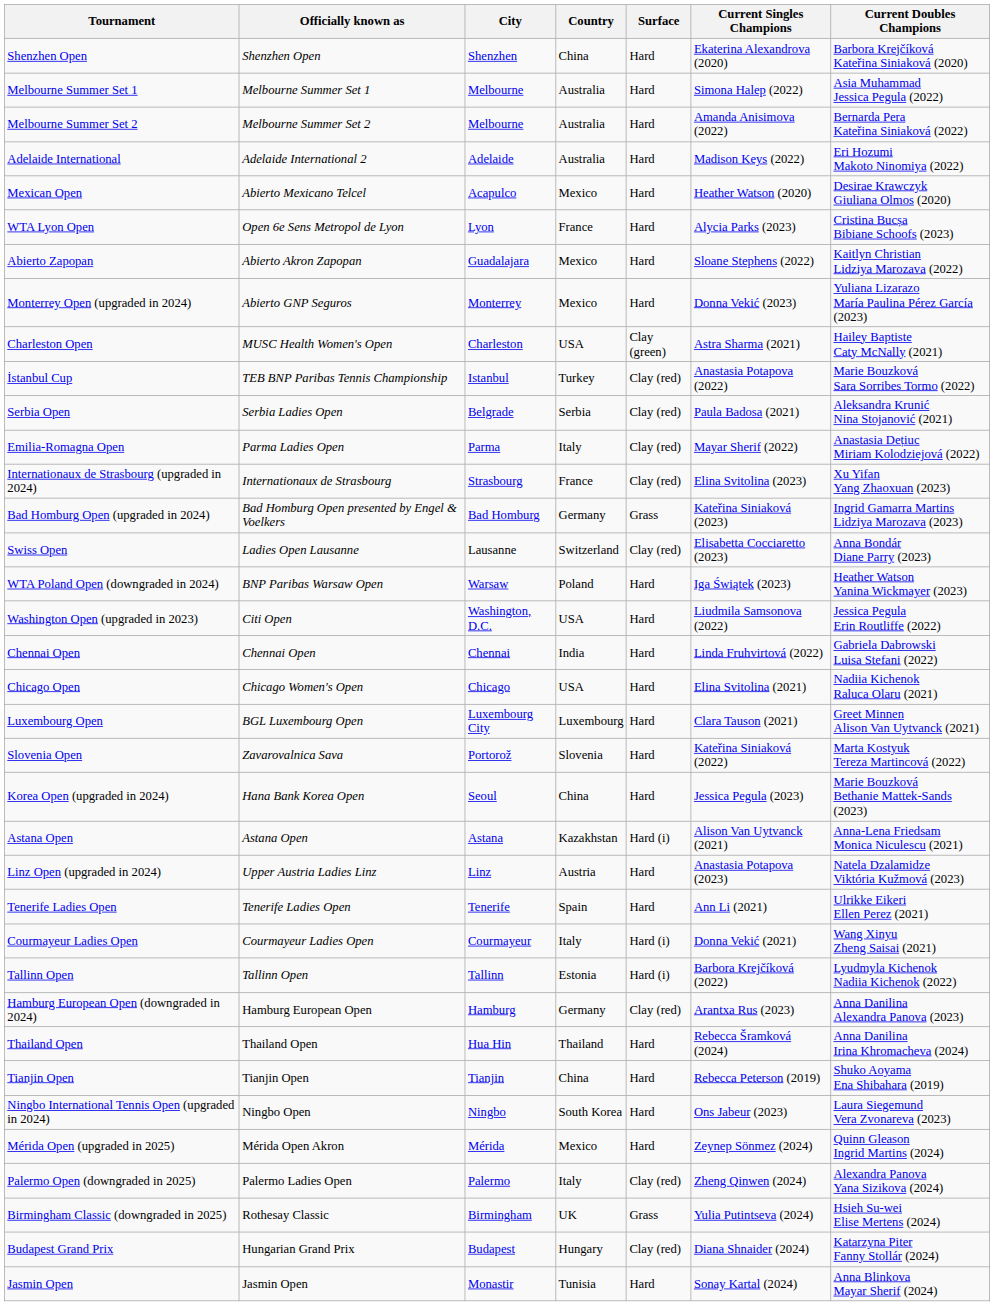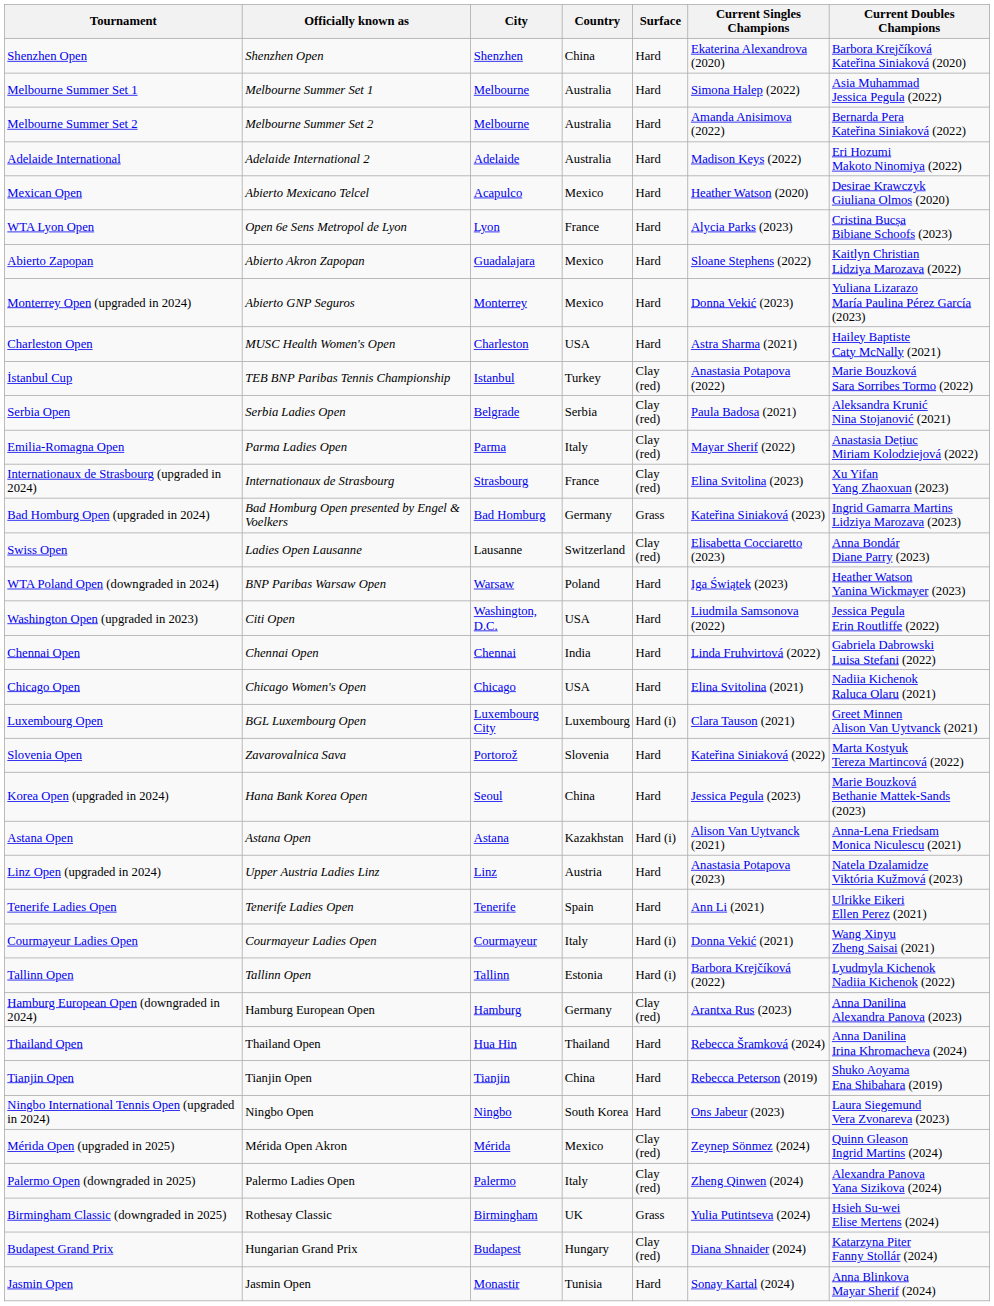(648, 344) Clay (green) -> (648, 344) Hard
(642, 721) Hard -> (656, 721) Hard (i)
(642, 1146) Hard -> (648, 1146) Clay (red)
